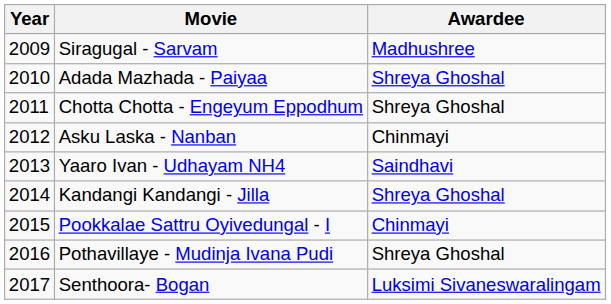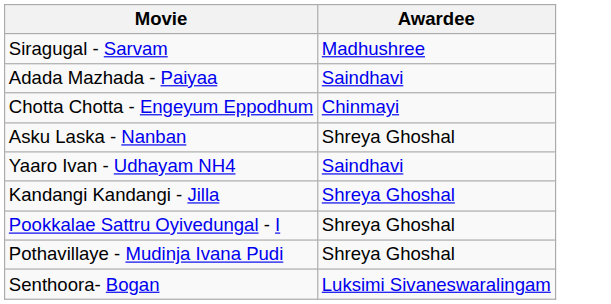- column: (30, 19)
(438, 78) Shreya Ghoshal -> (363, 78) Saindhavi
(438, 107) Shreya Ghoshal -> (360, 107) Chinmayi
(410, 136) Chinmayi -> (388, 136) Shreya Ghoshal
(410, 225) Chinmayi -> (388, 225) Shreya Ghoshal
